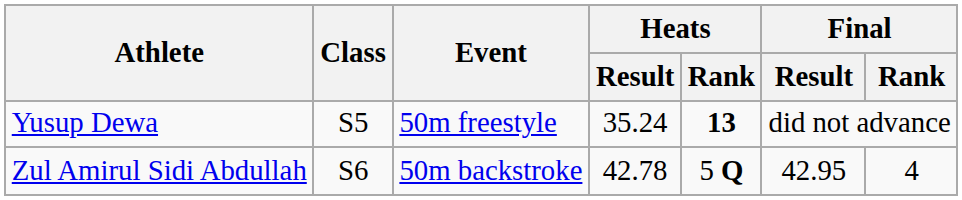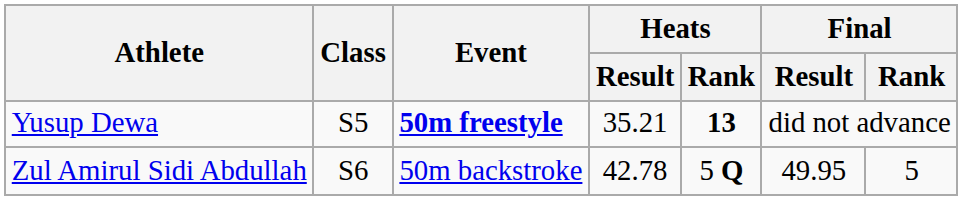(478, 123) normal -> (481, 123) bold
(635, 123) 35.24 -> (635, 123) 35.21
(814, 171) 42.95 -> (814, 171) 49.95
(912, 171) 4 -> (912, 171) 5
